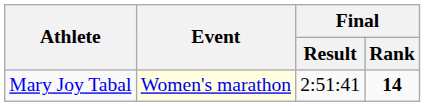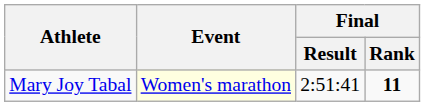(392, 85) 14 -> (392, 85) 11
